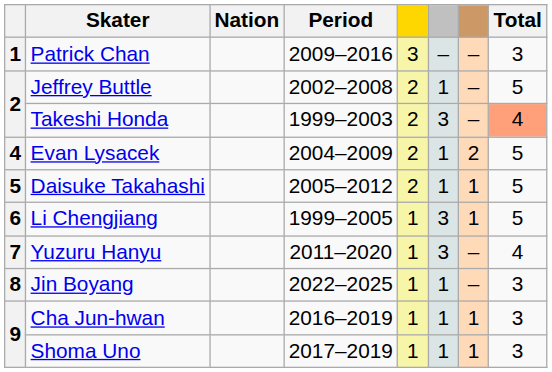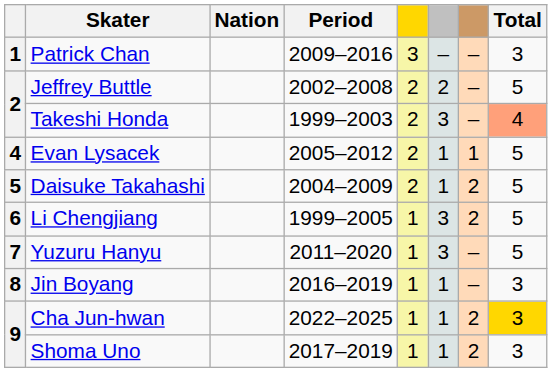(443, 86) 1 -> (443, 86) 2
(341, 152) 2004–2009 -> (341, 152) 2005–2012
(474, 152) 2 -> (474, 152) 1
(341, 185) 2005–2012 -> (341, 185) 2004–2009
(474, 185) 1 -> (474, 185) 2
(474, 218) 1 -> (474, 218) 2
(518, 251) 4 -> (518, 251) 5
(341, 284) 2022–2025 -> (341, 284) 2016–2019
(341, 317) 2016–2019 -> (341, 317) 2022–2025
(474, 317) 1 -> (474, 317) 2
(518, 317) no background -> (518, 317) gold background
(474, 350) 1 -> (474, 350) 2
